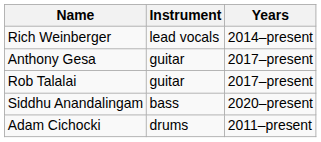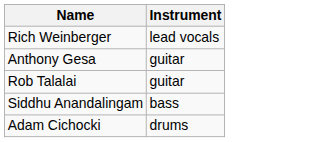- column: (270, 15)
